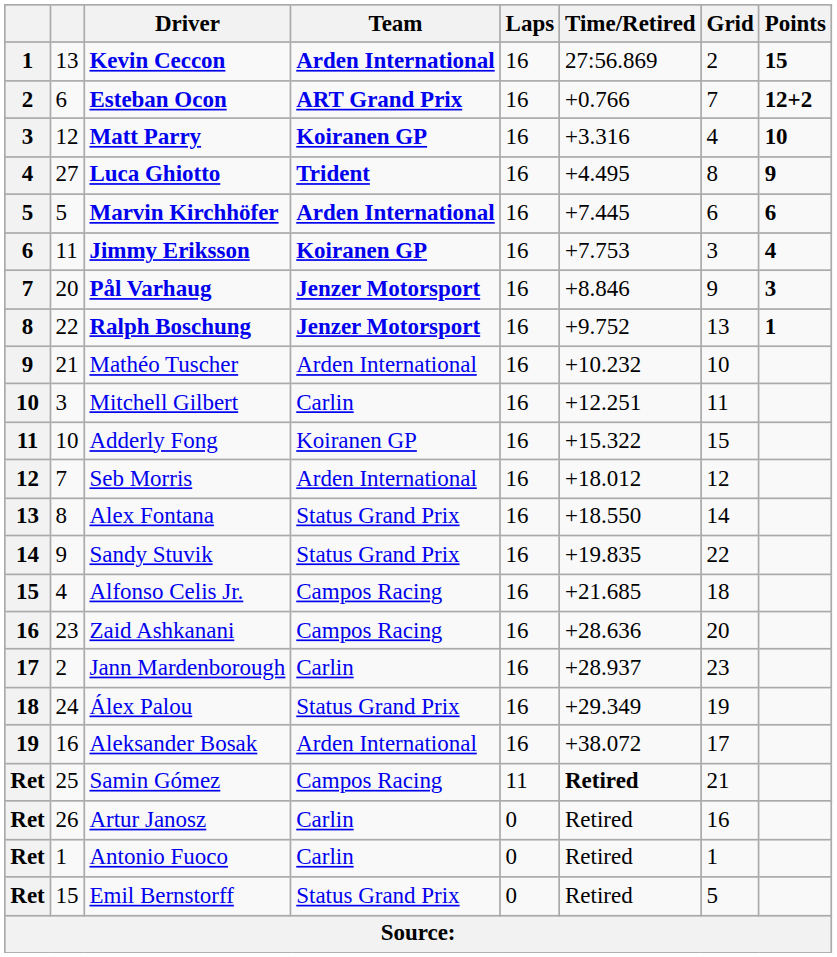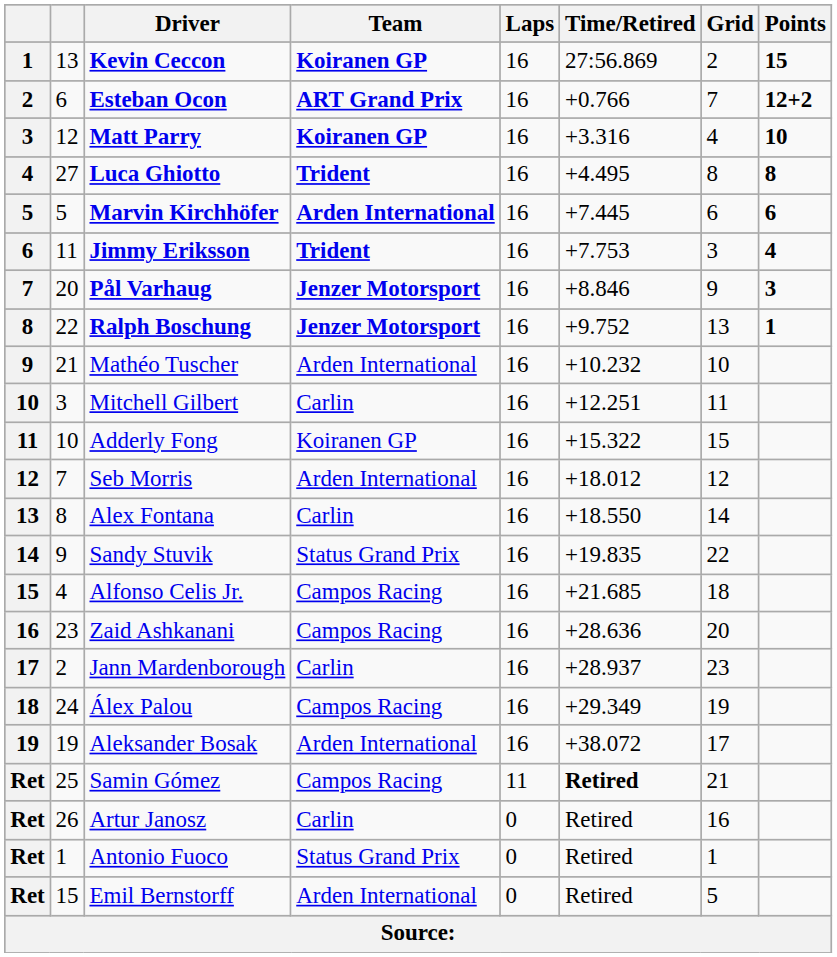(395, 60) Arden International -> (362, 60) Koiranen GP
(770, 174) 9 -> (770, 174) 8
(362, 250) Koiranen GP -> (333, 250) Trident
(378, 516) Status Grand Prix -> (325, 516) Carlin
(378, 705) Status Grand Prix -> (369, 705) Campos Racing
(67, 743) 16 -> (67, 743) 19
(325, 857) Carlin -> (378, 857) Status Grand Prix
(378, 895) Status Grand Prix -> (387, 895) Arden International
